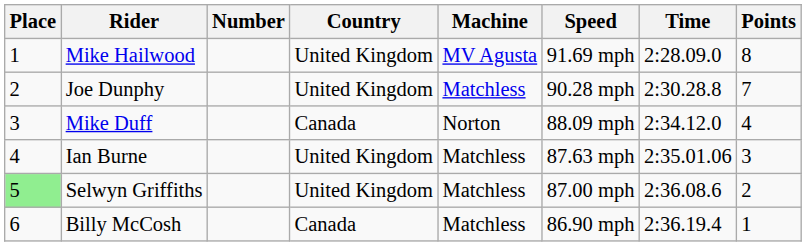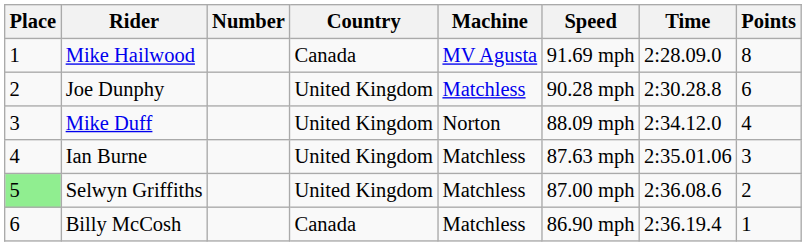(364, 55) United Kingdom -> (325, 55) Canada
(746, 89) 7 -> (746, 89) 6
(325, 123) Canada -> (364, 123) United Kingdom
